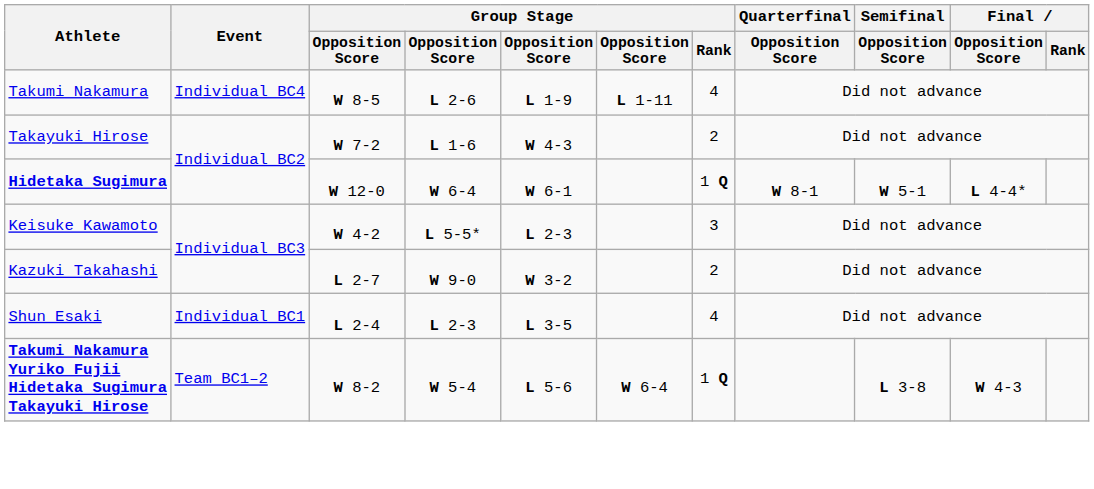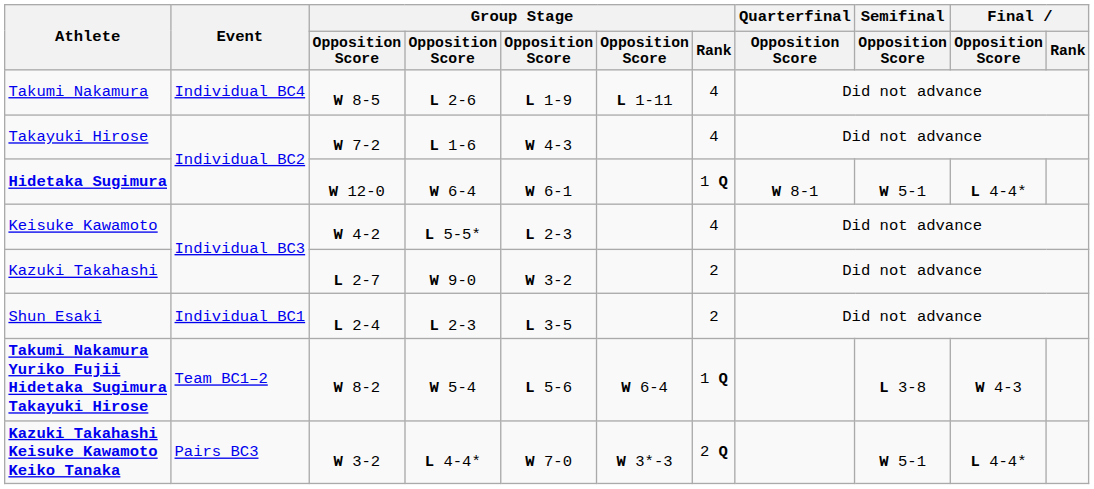(714, 137) 2 -> (714, 137) 4
(714, 226) 3 -> (714, 226) 4
(714, 316) 4 -> (714, 316) 2
+ row: (83, 452)
